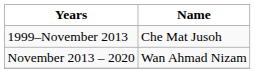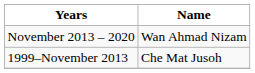rows swapped: (68, 36) <-> (71, 57)
